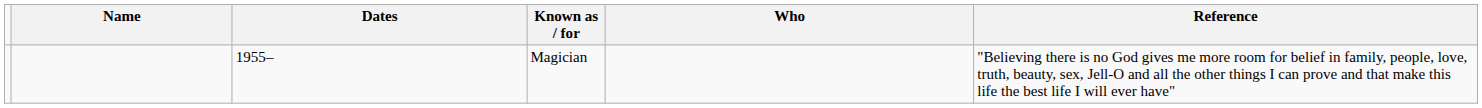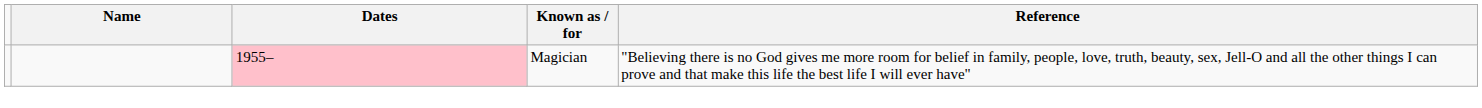- column: (790, 16)
(255, 57) no background -> (255, 57) pink background
